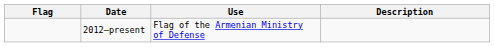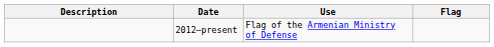columns swapped: (43, 11) <-> (405, 11)
